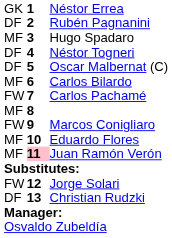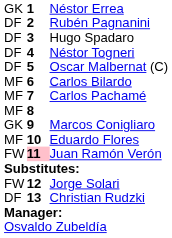(14, 37) MF -> (13, 37) DF
(14, 96) FW -> (14, 96) MF
(14, 125) FW -> (14, 125) GK
(14, 154) MF -> (14, 154) FW
